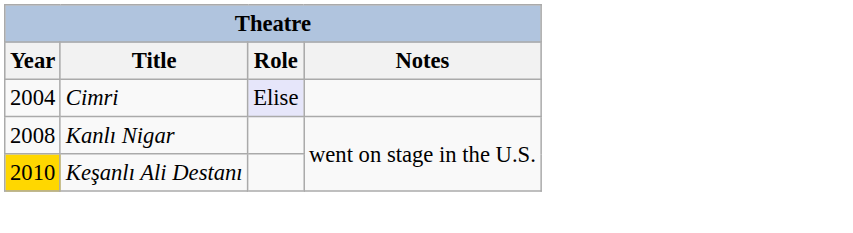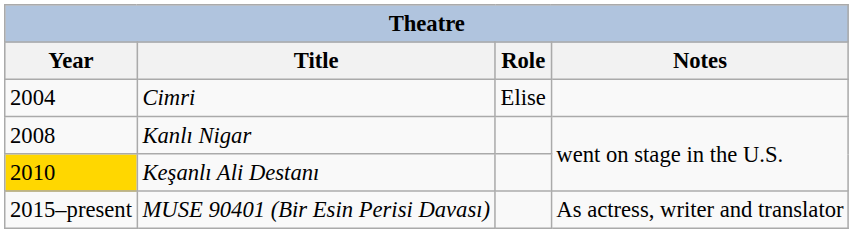(276, 98) lavender background -> (523, 98) no background
+ row: (316, 210)
